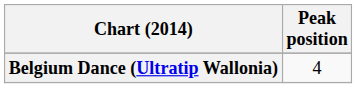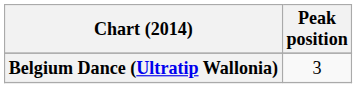(317, 67) 4 -> (317, 67) 3
